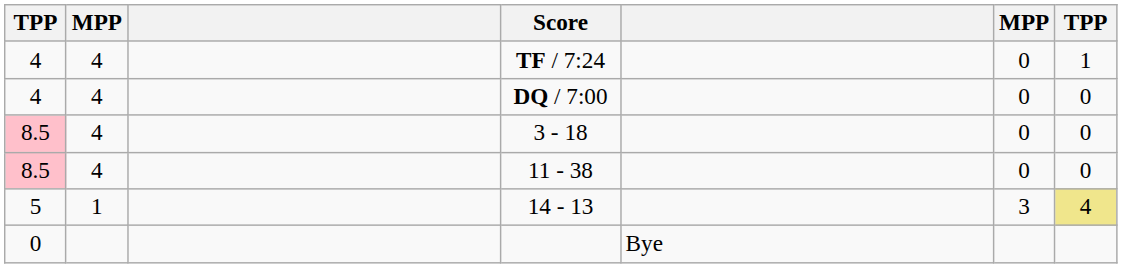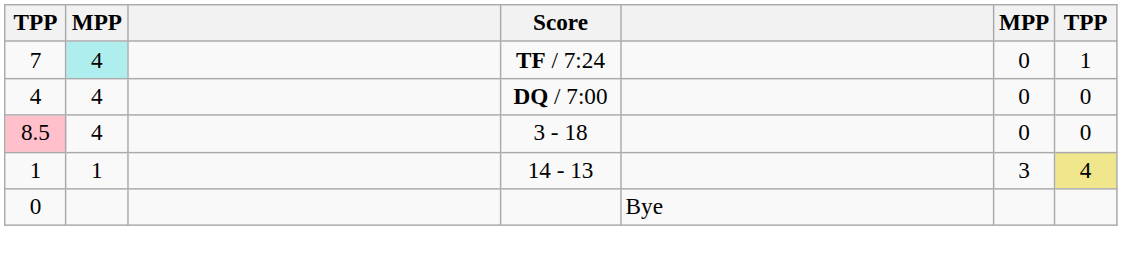(35, 59) 4 -> (35, 59) 7
(97, 59) no background -> (97, 59) paleturquoise background
- row: (561, 170)
(35, 206) 5 -> (35, 170) 1
